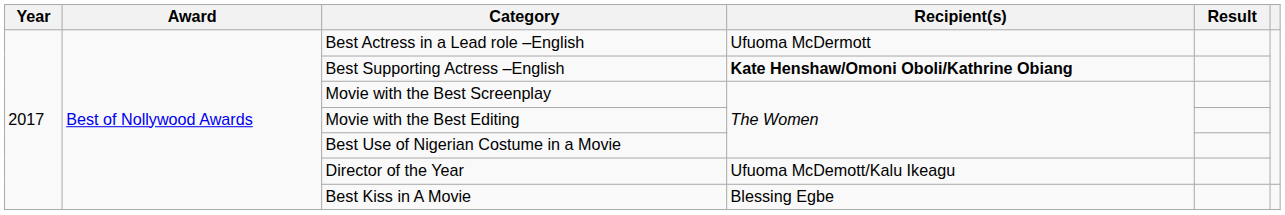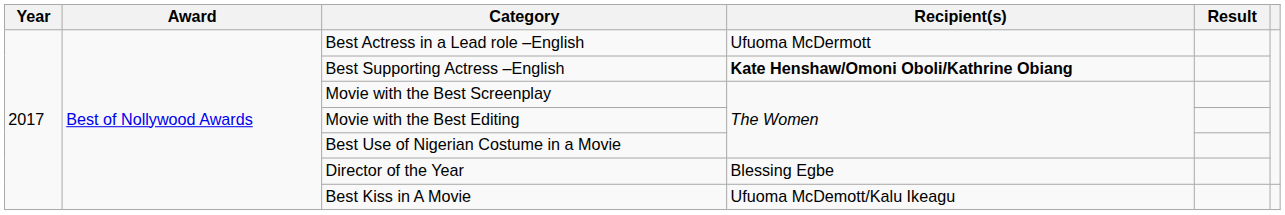(843, 171) Ufuoma McDemott/Kalu Ikeagu -> (782, 171) Blessing Egbe
(782, 196) Blessing Egbe -> (843, 196) Ufuoma McDemott/Kalu Ikeagu
